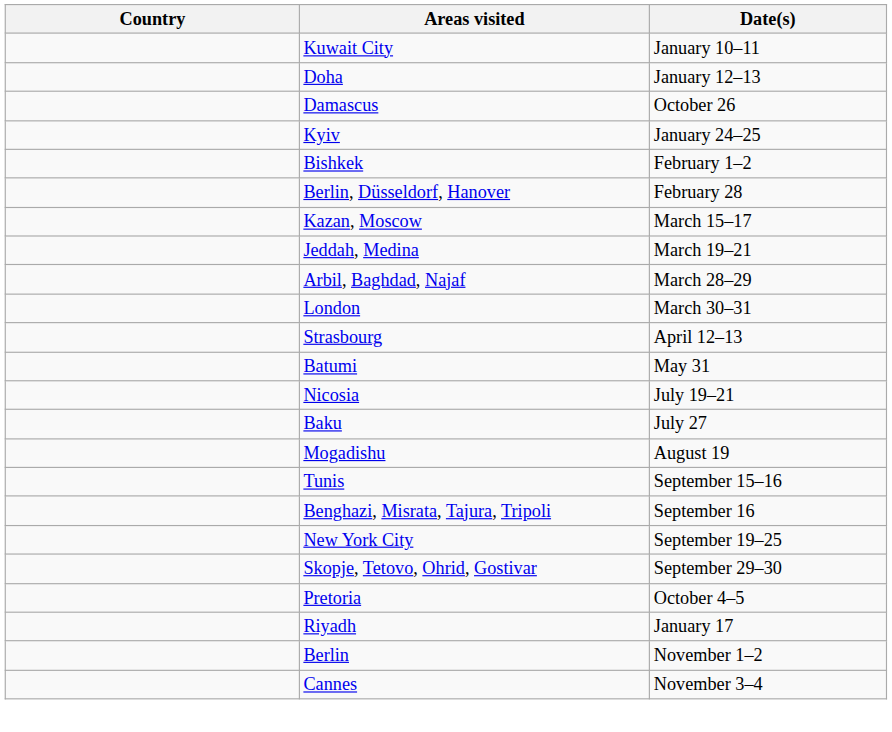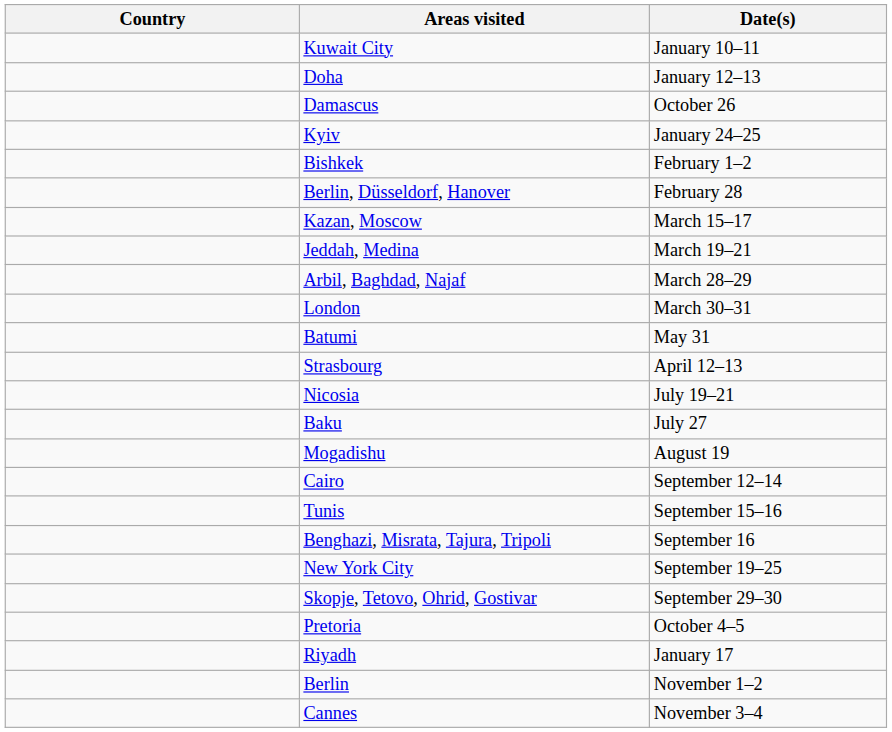rows swapped: (343, 337) <-> (330, 366)
+ row: (324, 481)
